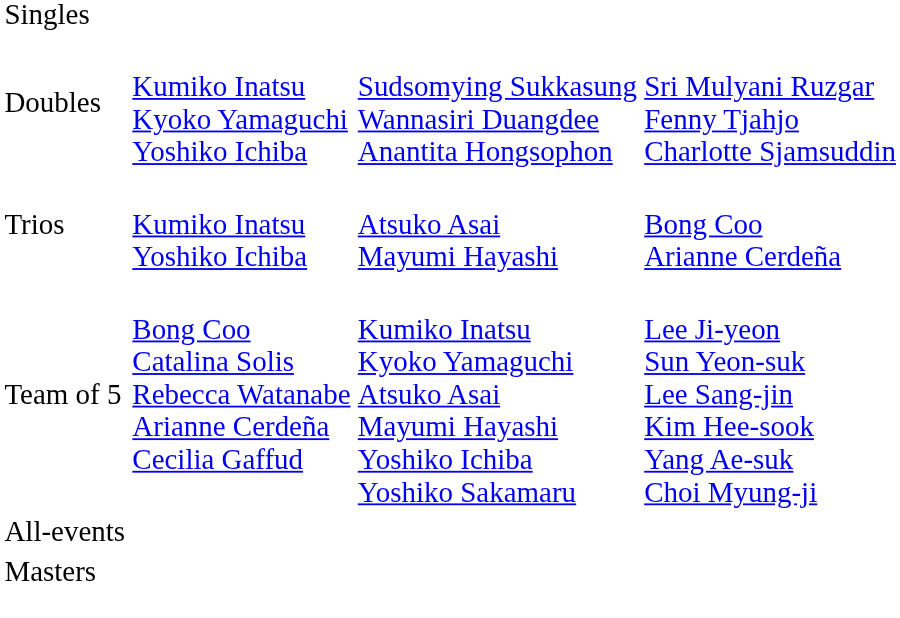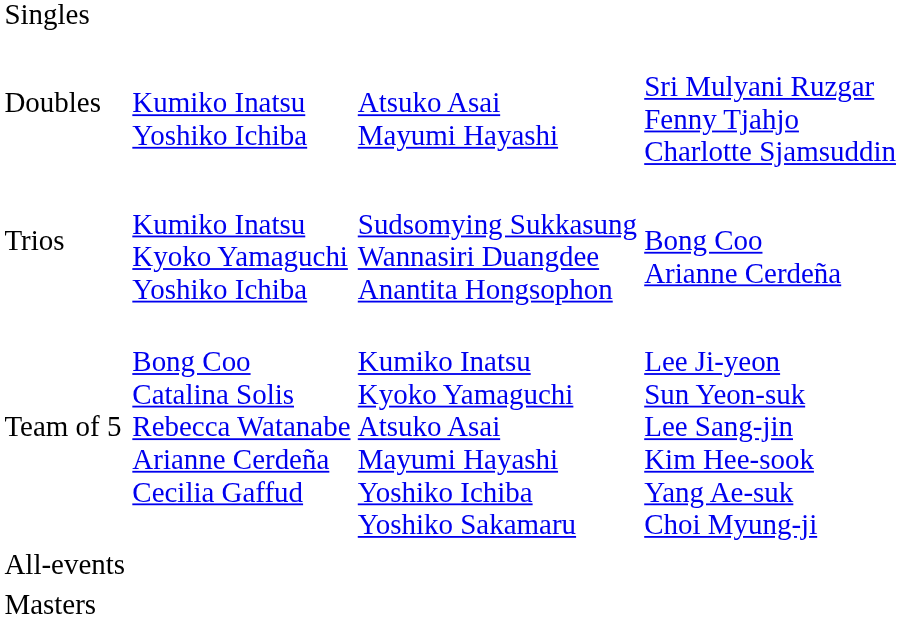(240, 119) Kumiko Inatsu Kyoko Yamaguchi Yoshiko Ichiba -> (220, 119) Kumiko Inatsu Yoshiko Ichiba
(497, 119) Sudsomying Sukkasung Wannasiri Duangdee Anantita Hongsophon -> (458, 119) Atsuko Asai Mayumi Hayashi
(220, 240) Kumiko Inatsu Yoshiko Ichiba -> (240, 256) Kumiko Inatsu Kyoko Yamaguchi Yoshiko Ichiba
(458, 240) Atsuko Asai Mayumi Hayashi -> (497, 256) Sudsomying Sukkasung Wannasiri Duangdee Anantita Hongsophon
